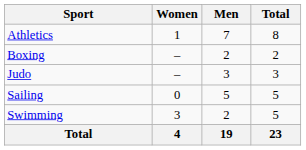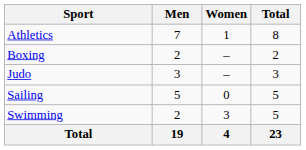columns swapped: (226, 14) <-> (177, 14)
